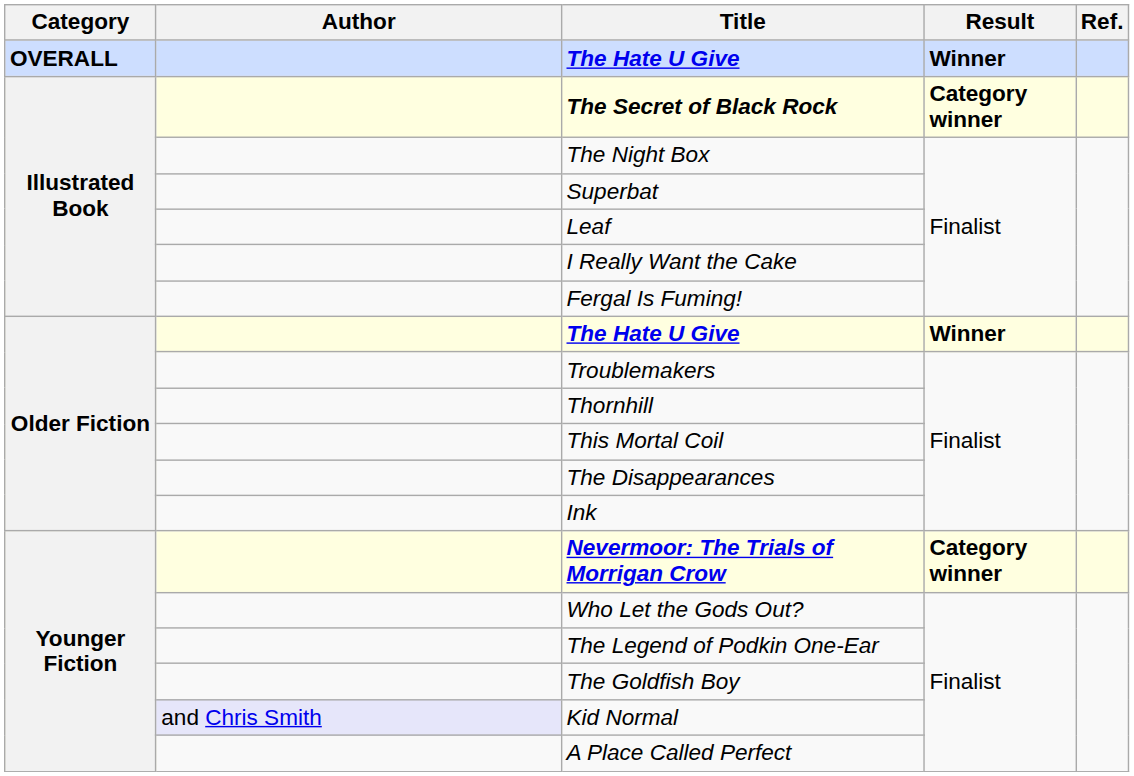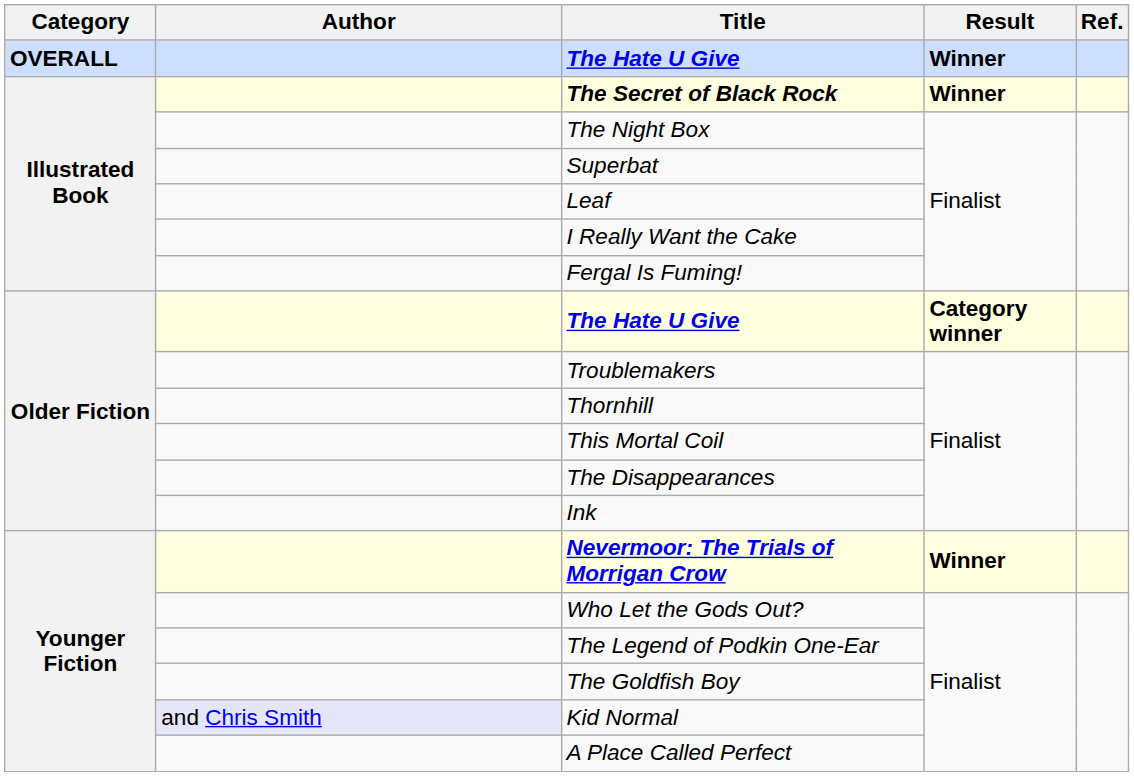(978, 106) Category winner -> (968, 93) Winner
(968, 333) Winner -> (978, 321) Category winner
(978, 561) Category winner -> (968, 561) Winner
